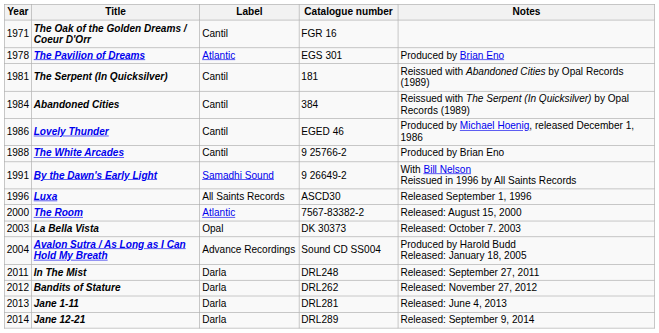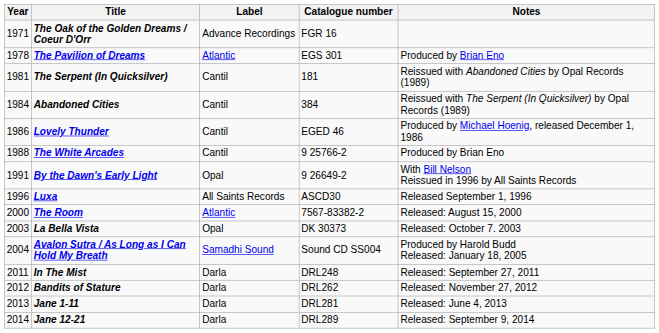(215, 34) Cantil -> (249, 34) Advance Recordings
(238, 175) Samadhi Sound -> (213, 175) Opal
(249, 250) Advance Recordings -> (238, 250) Samadhi Sound
